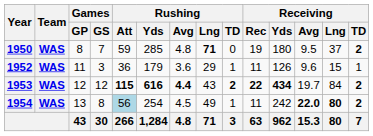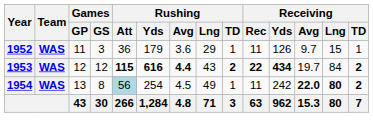- row: (20, 49)
(309, 67) 9.6 -> (309, 49) 9.7
